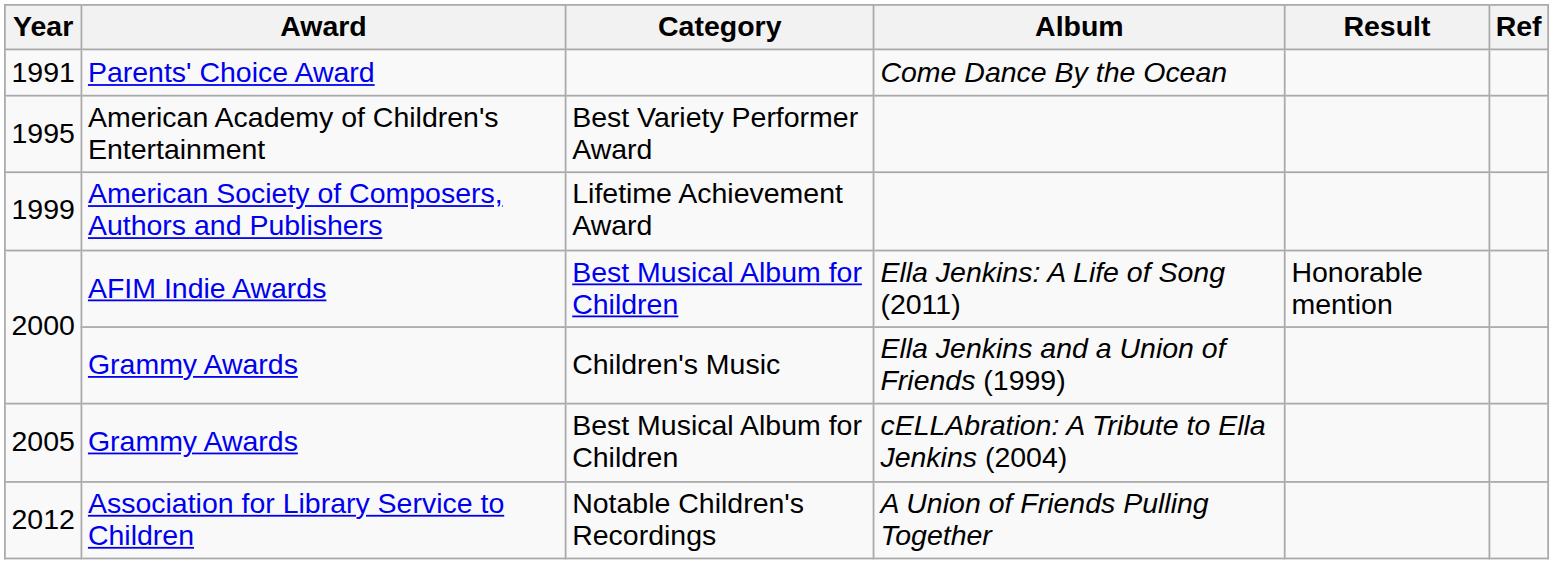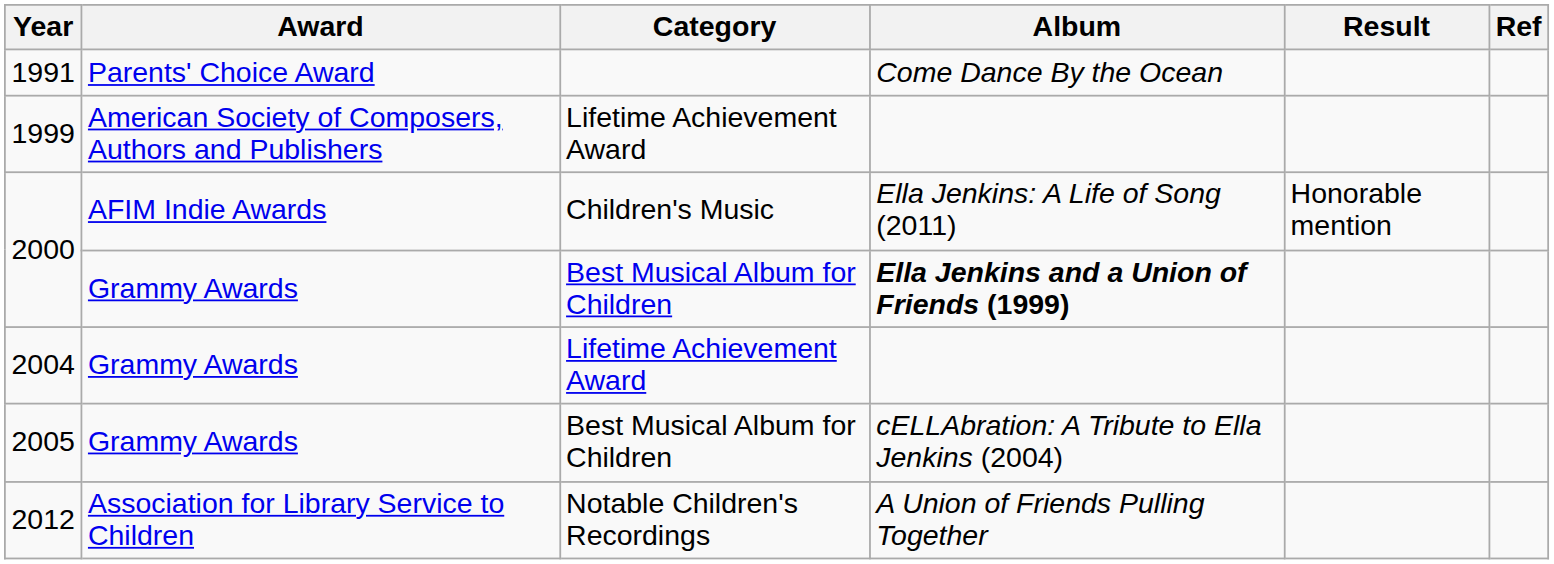- row: (43, 133)
(717, 287) Best Musical Album for Children -> (670, 210) Children's Music
(676, 365) Children's Music -> (711, 287) Best Musical Album for Children
(1053, 365) normal -> (1061, 287) bold
+ row: (43, 365)
